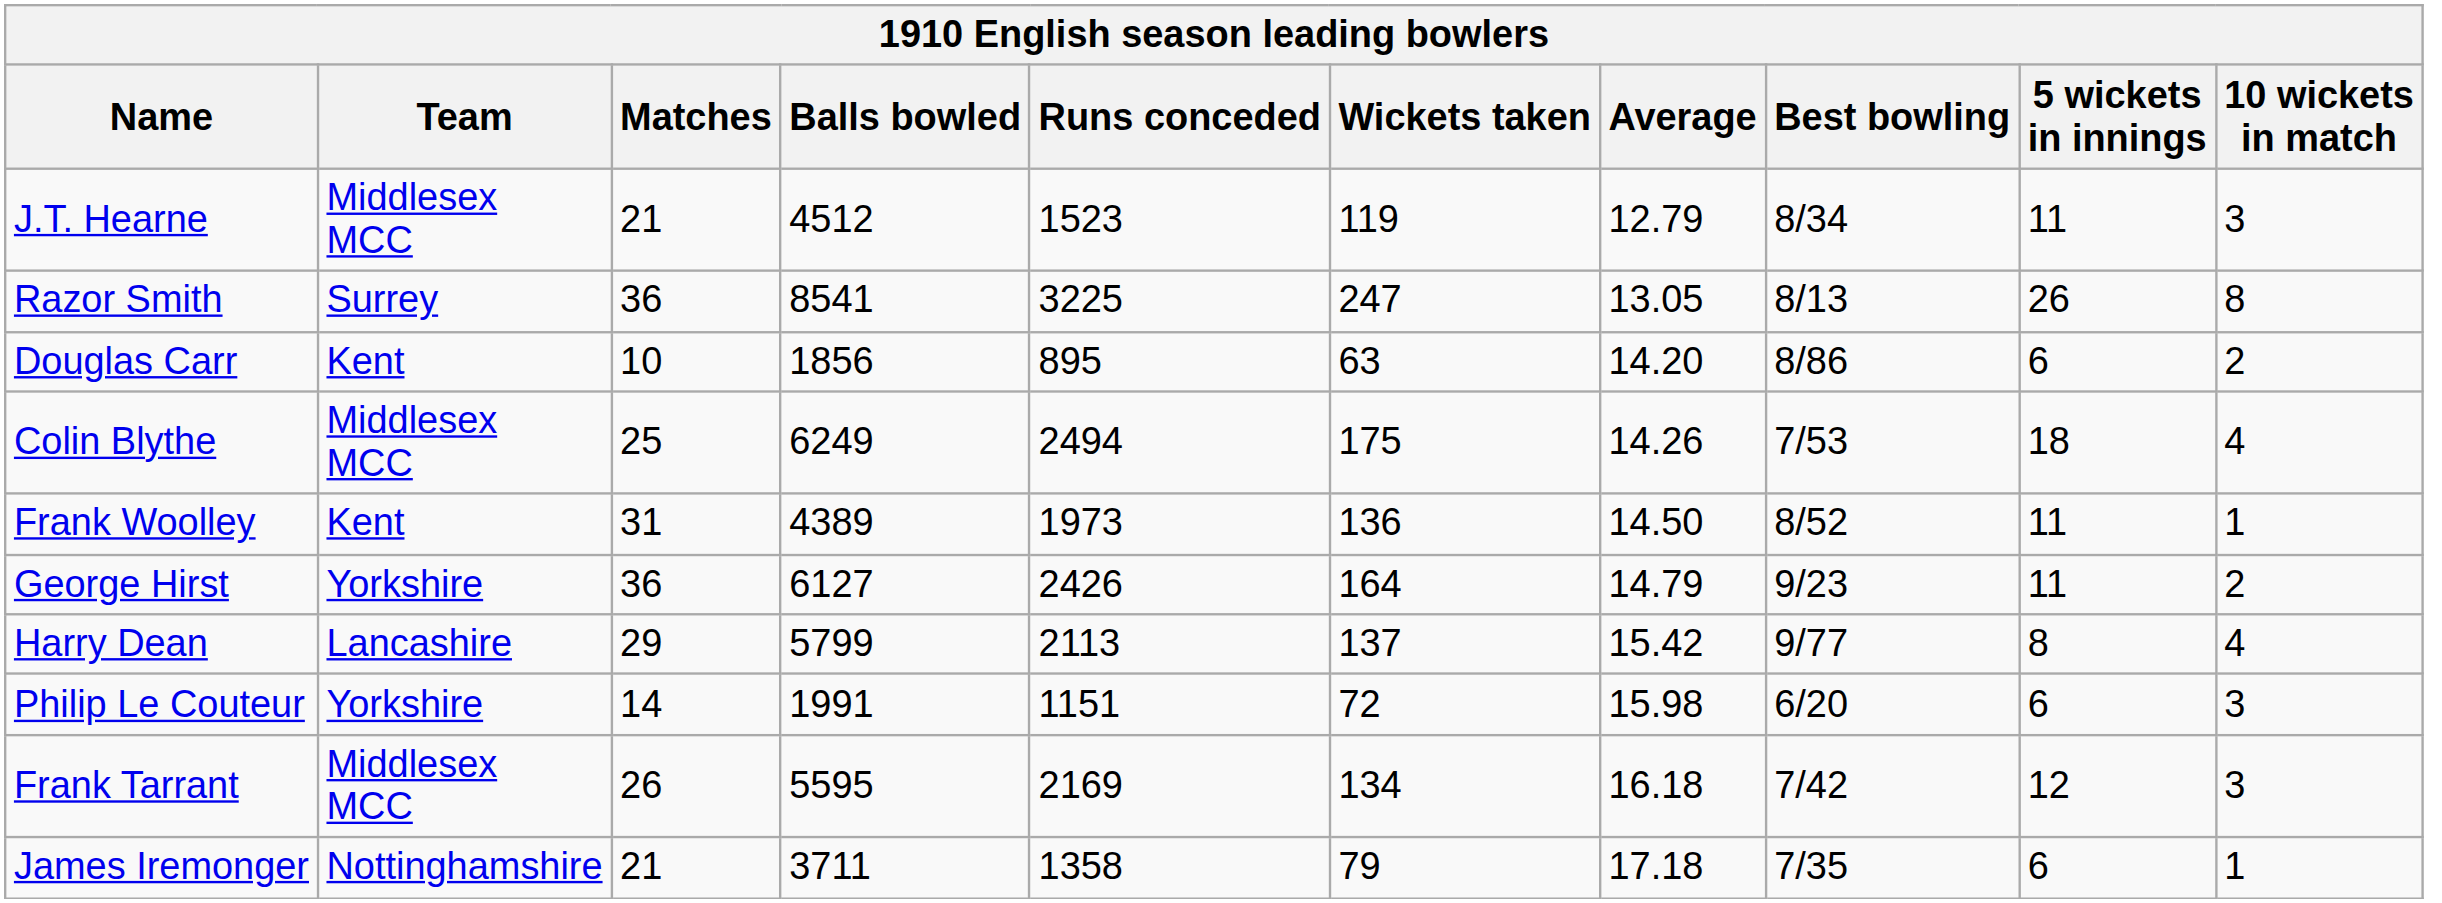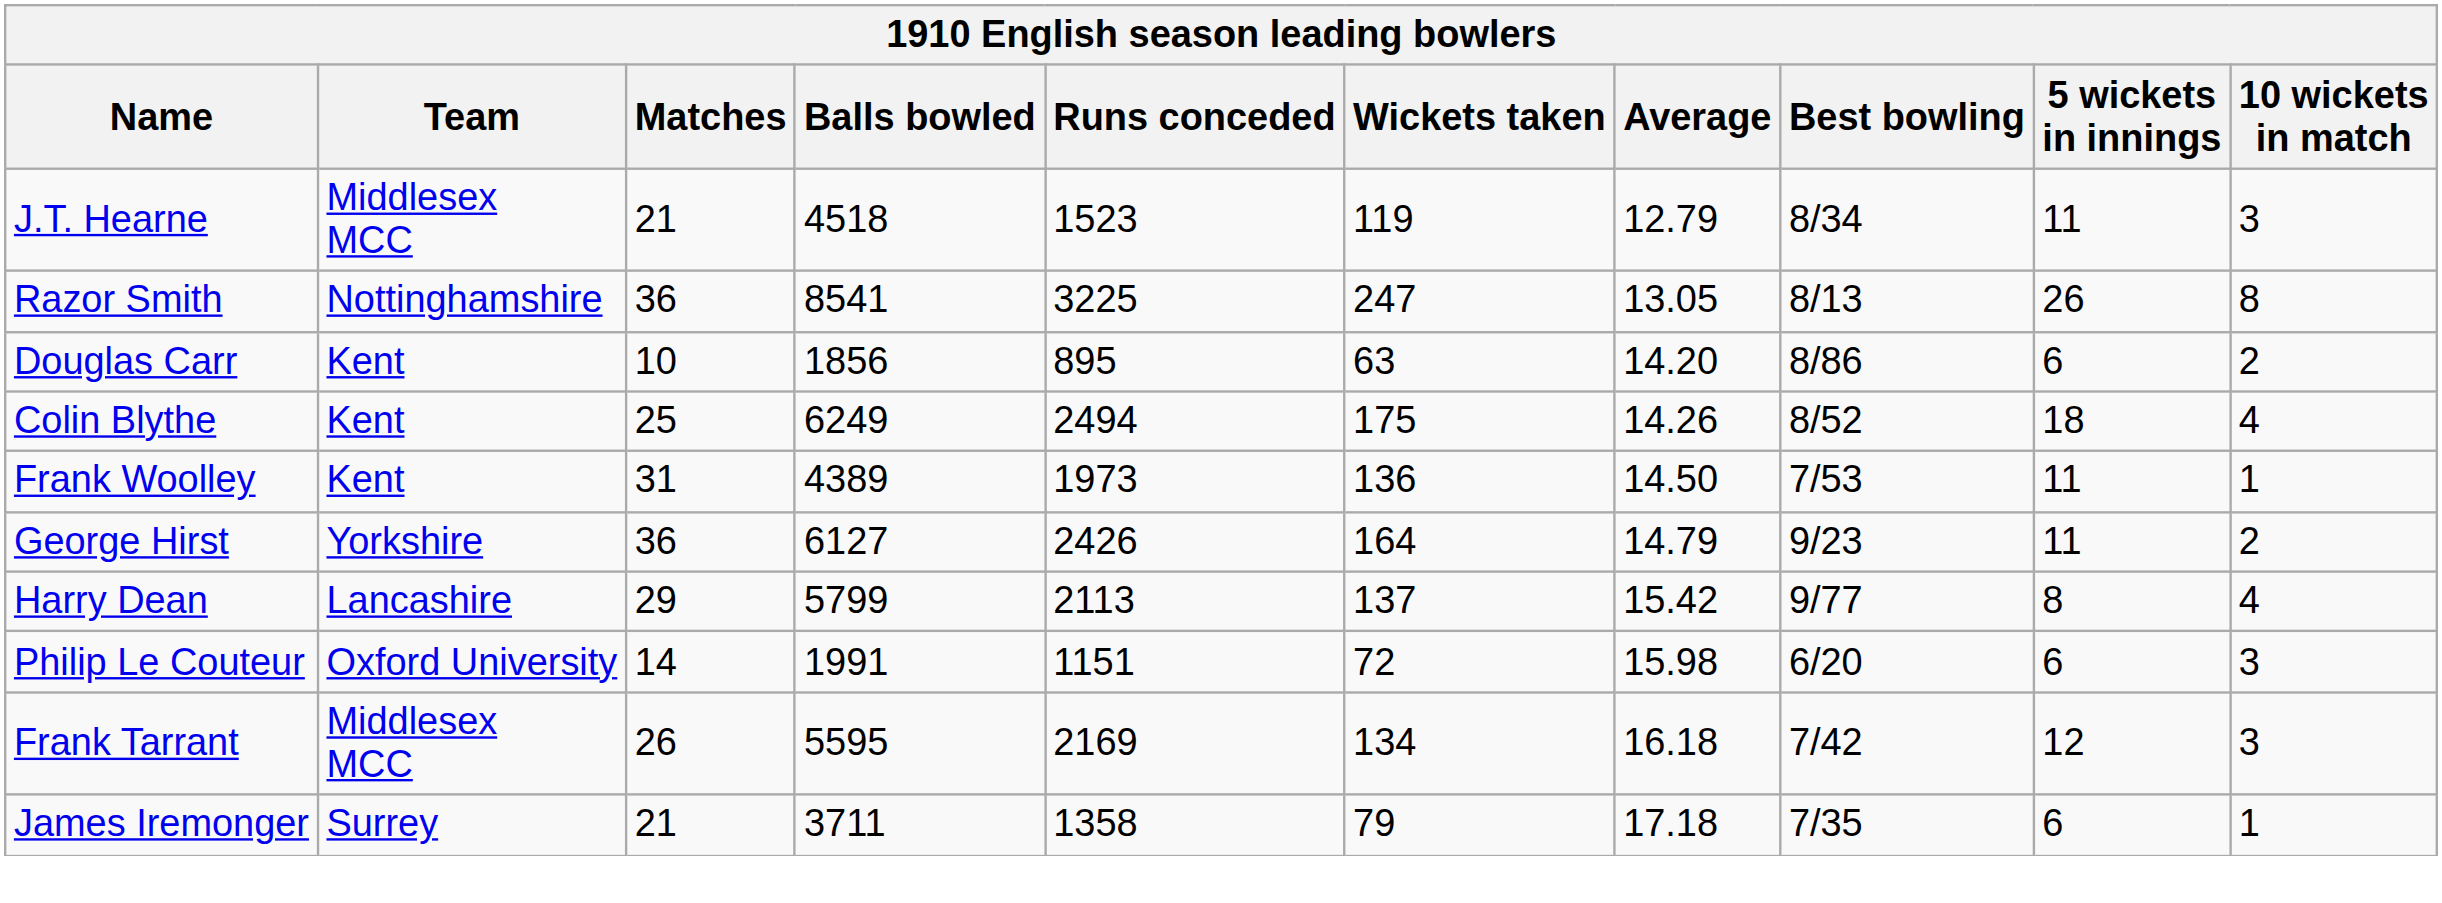(831, 218) 4512 -> (846, 218) 4518
(382, 300) Surrey -> (465, 300) Nottinghamshire
(412, 441) Middlesex MCC -> (365, 420) Kent
(1811, 441) 7/53 -> (1826, 420) 8/52
(1811, 523) 8/52 -> (1826, 480) 7/53
(405, 703) Yorkshire -> (472, 661) Oxford University
(465, 866) Nottinghamshire -> (382, 824) Surrey
